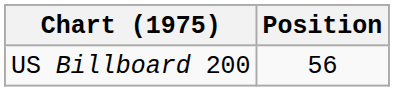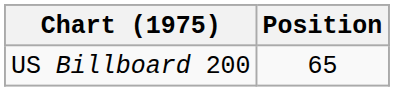(322, 66) 56 -> (322, 66) 65
